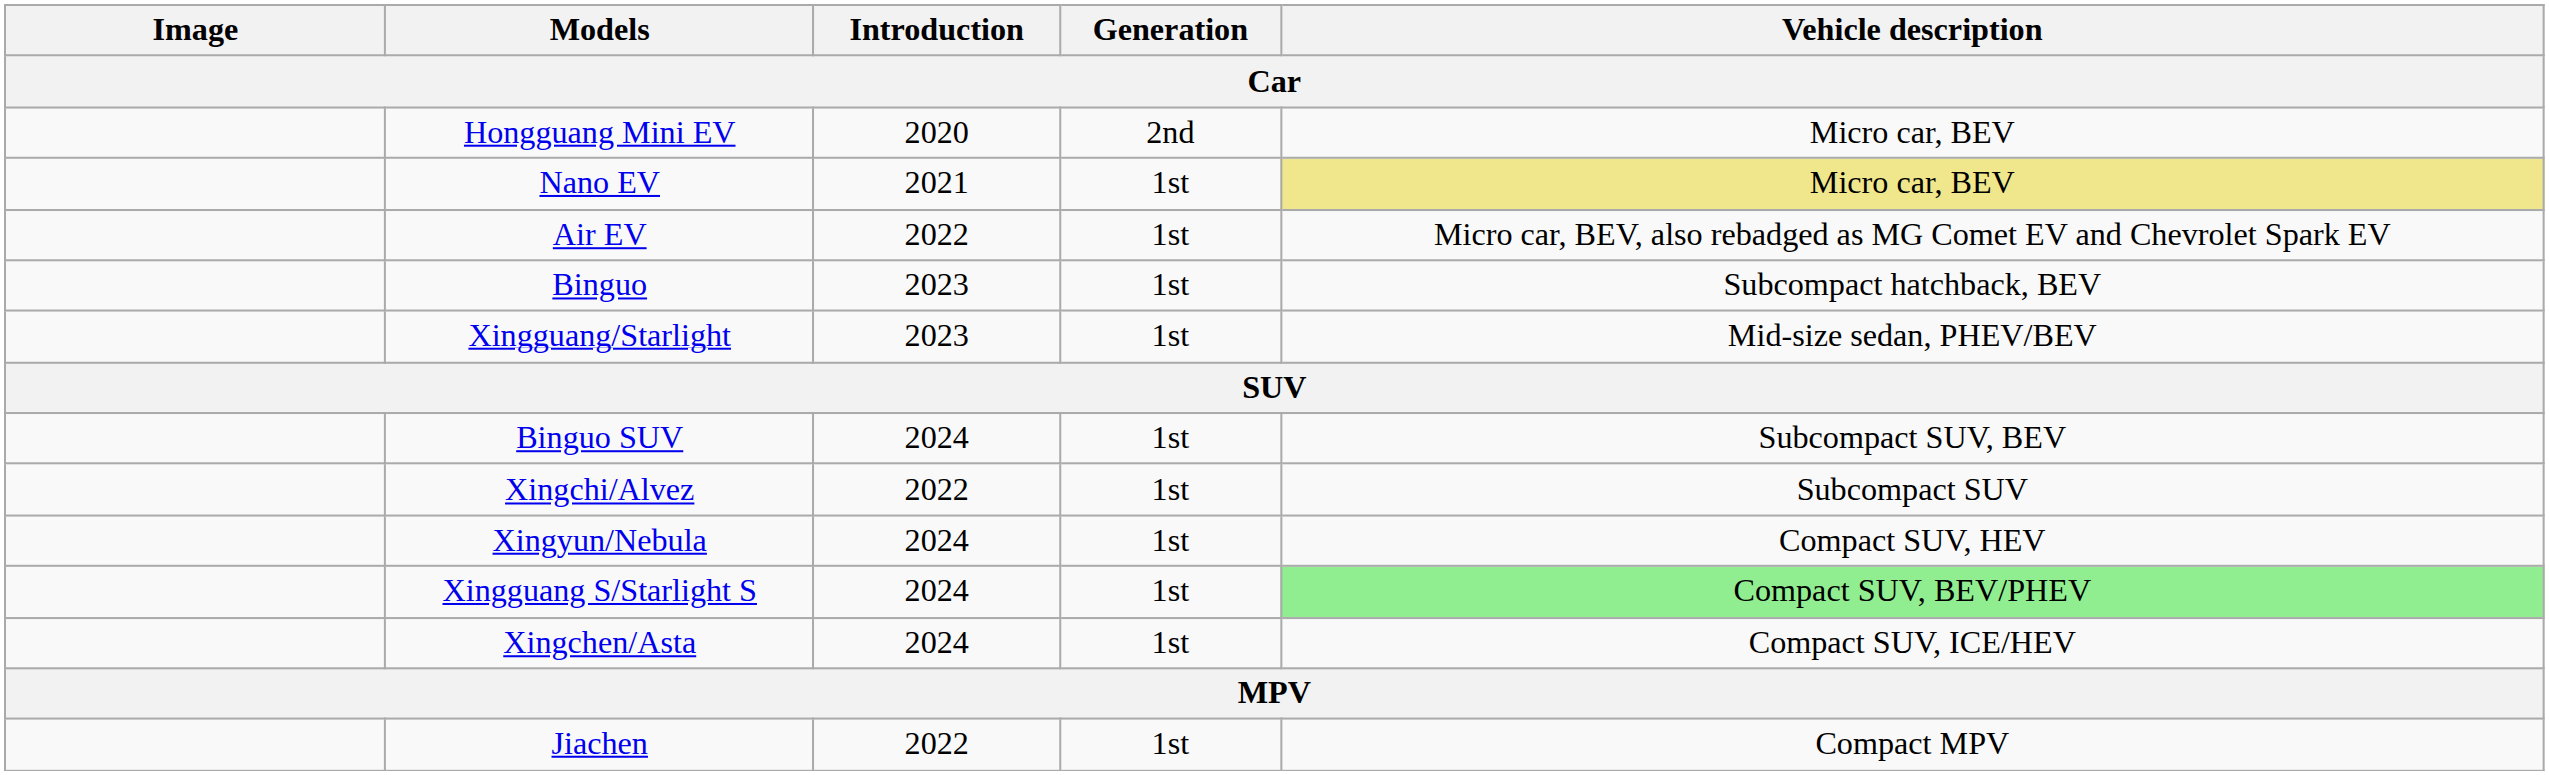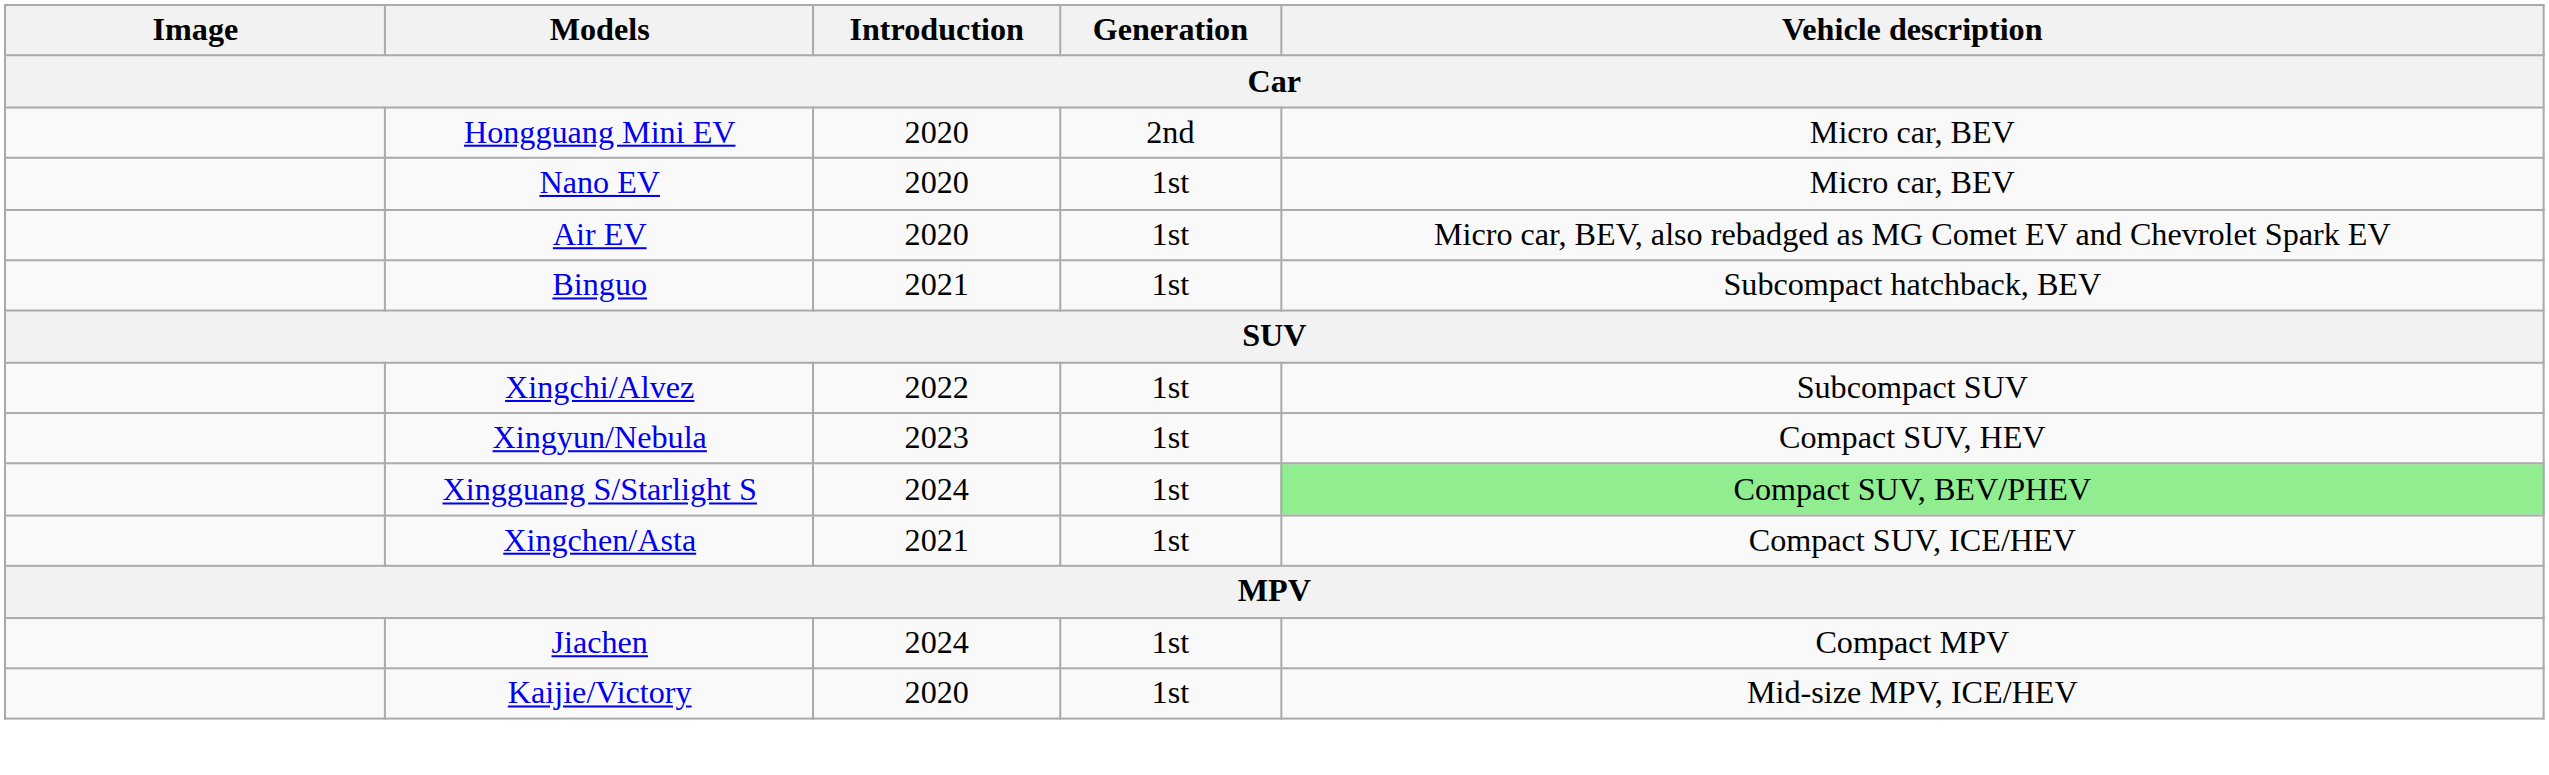(937, 183) 2021 -> (937, 183) 2020
(1912, 183) khaki background -> (1912, 183) no background
(937, 234) 2022 -> (937, 234) 2020
(937, 285) 2023 -> (937, 285) 2021
- row: (600, 336)
- row: (600, 438)
(937, 540) 2024 -> (937, 438) 2023
(937, 642) 2024 -> (937, 540) 2021
(937, 744) 2022 -> (937, 642) 2024
+ row: (600, 693)
